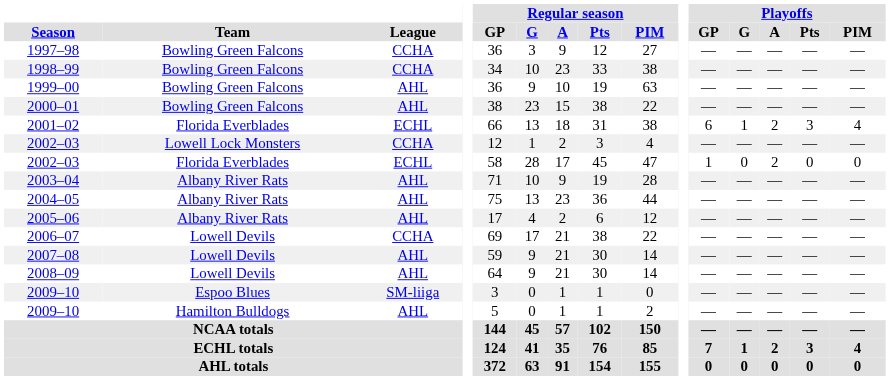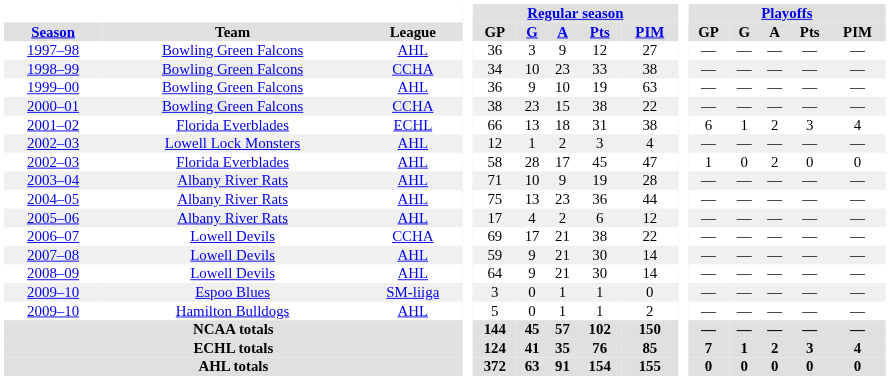(413, 50) CCHA -> (413, 50) AHL
(413, 106) AHL -> (413, 106) CCHA
(413, 143) CCHA -> (413, 143) AHL
(413, 162) ECHL -> (413, 162) AHL
